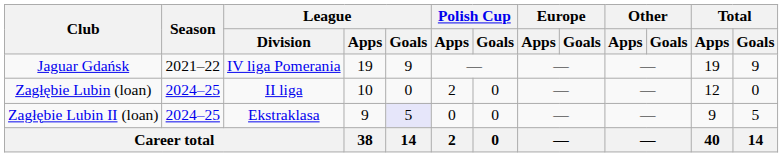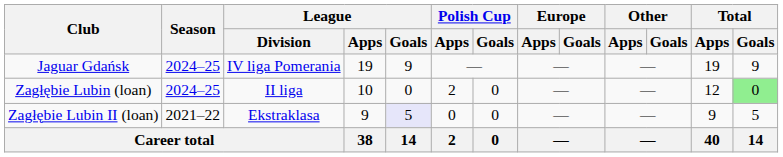(193, 66) 2021–22 -> (193, 66) 2024–25
(755, 90) no background -> (755, 90) lightgreen background
(193, 115) 2024–25 -> (193, 115) 2021–22
